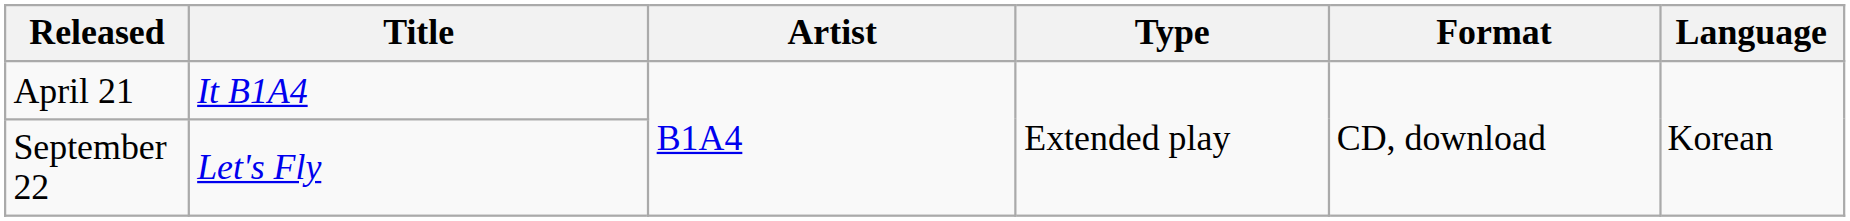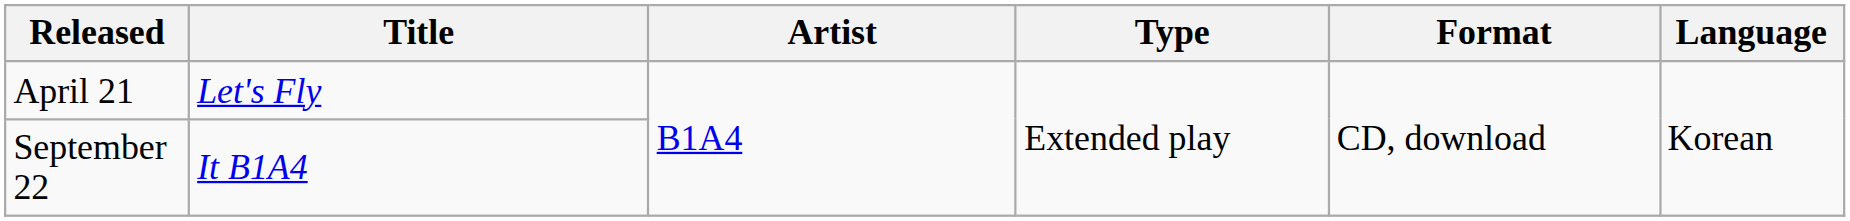(252, 89) It B1A4 -> (259, 89) Let's Fly
(259, 166) Let's Fly -> (252, 166) It B1A4
